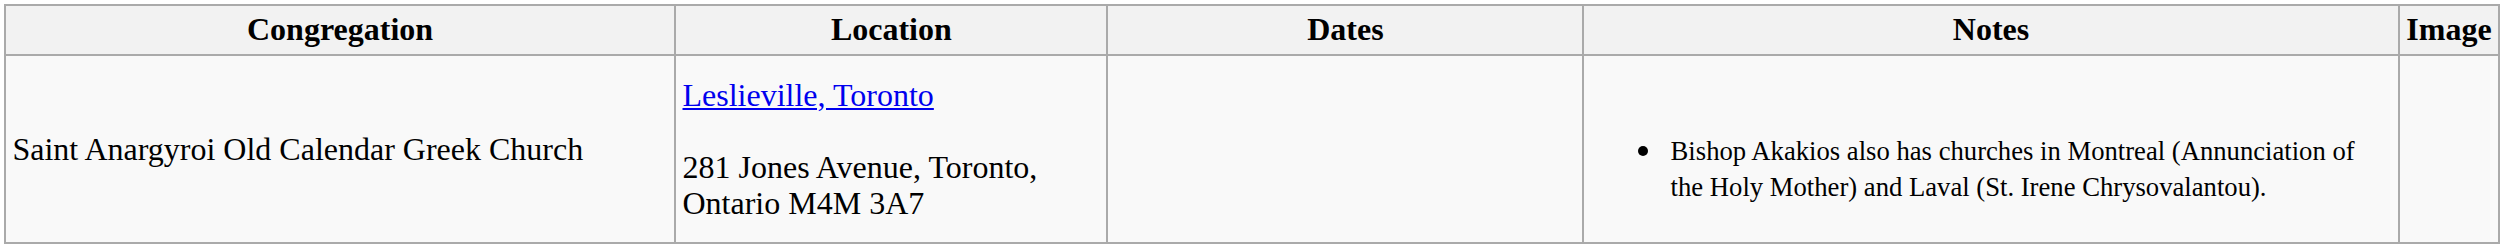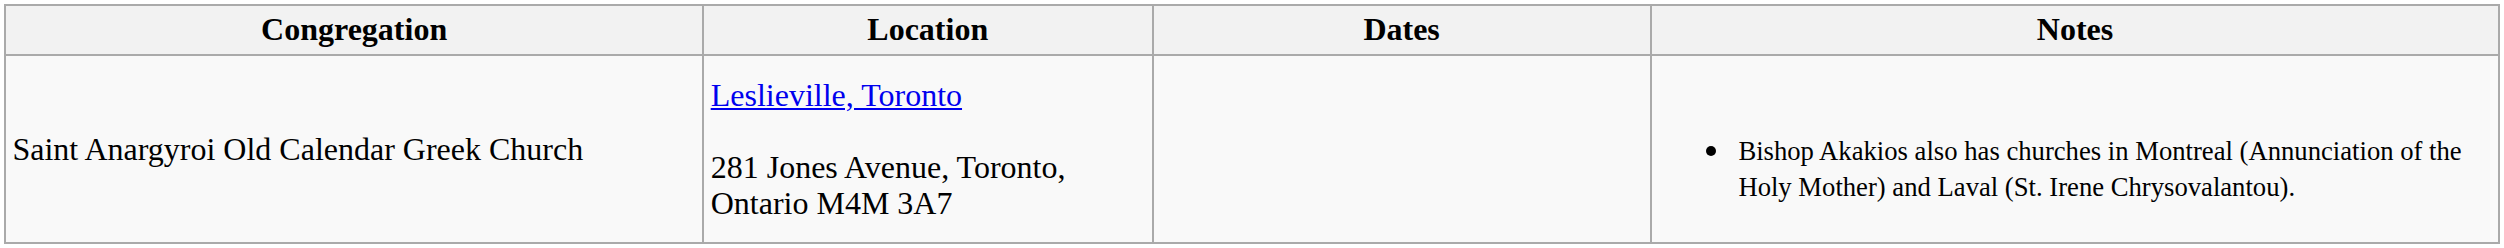- column: (2449, 29)
